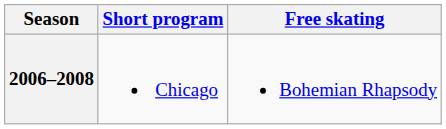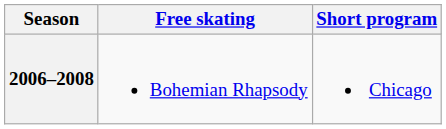columns swapped: (163, 19) <-> (335, 19)
